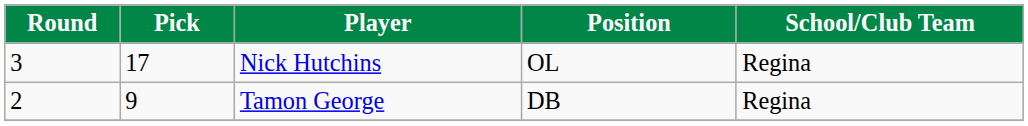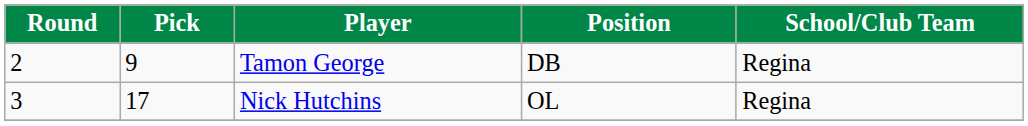rows swapped: (312, 100) <-> (311, 62)
